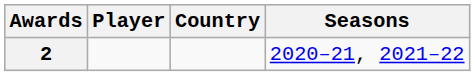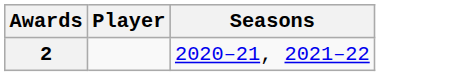- column: (218, 21)
